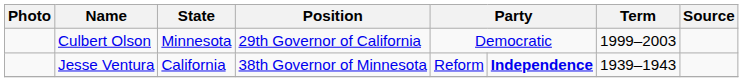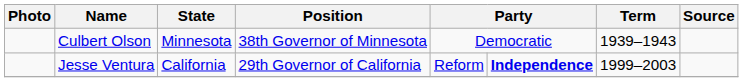(330, 40) 29th Governor of California -> (333, 40) 38th Governor of Minnesota
(638, 40) 1999–2003 -> (638, 40) 1939–1943
(333, 64) 38th Governor of Minnesota -> (330, 64) 29th Governor of California
(638, 64) 1939–1943 -> (638, 64) 1999–2003
